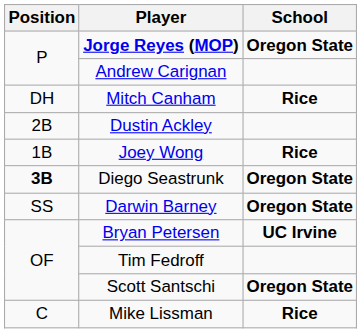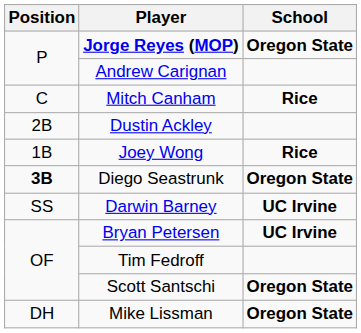(42, 98) DH -> (42, 98) C
(300, 206) Oregon State -> (300, 206) UC Irvine
(42, 313) C -> (42, 313) DH
(300, 313) Rice -> (300, 313) Oregon State
